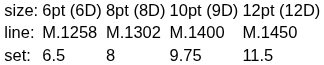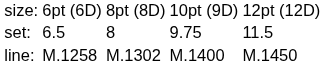rows swapped: (18, 55) <-> (19, 33)
